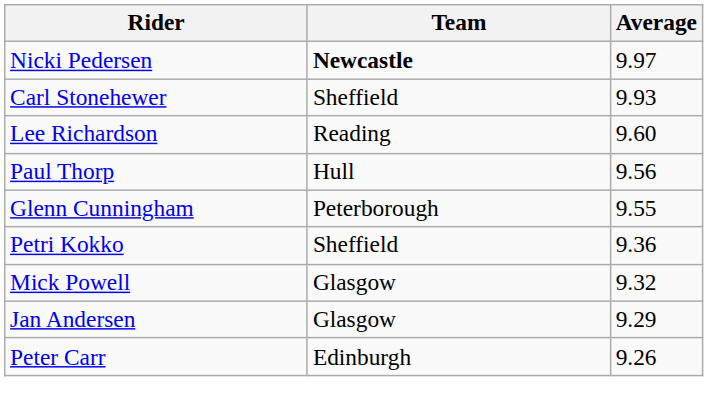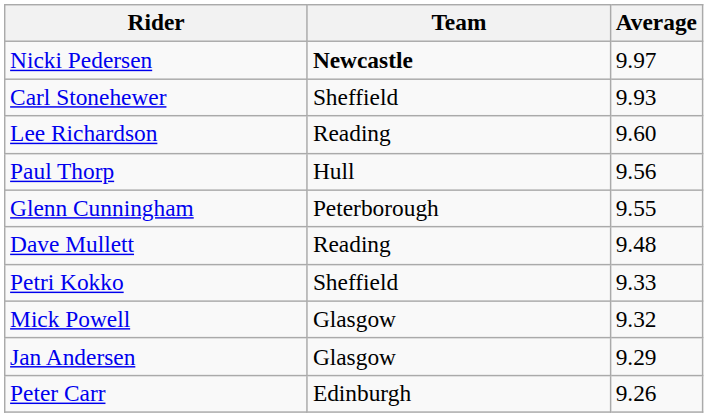+ row: (72, 245)
(636, 245) 9.36 -> (636, 282) 9.33
